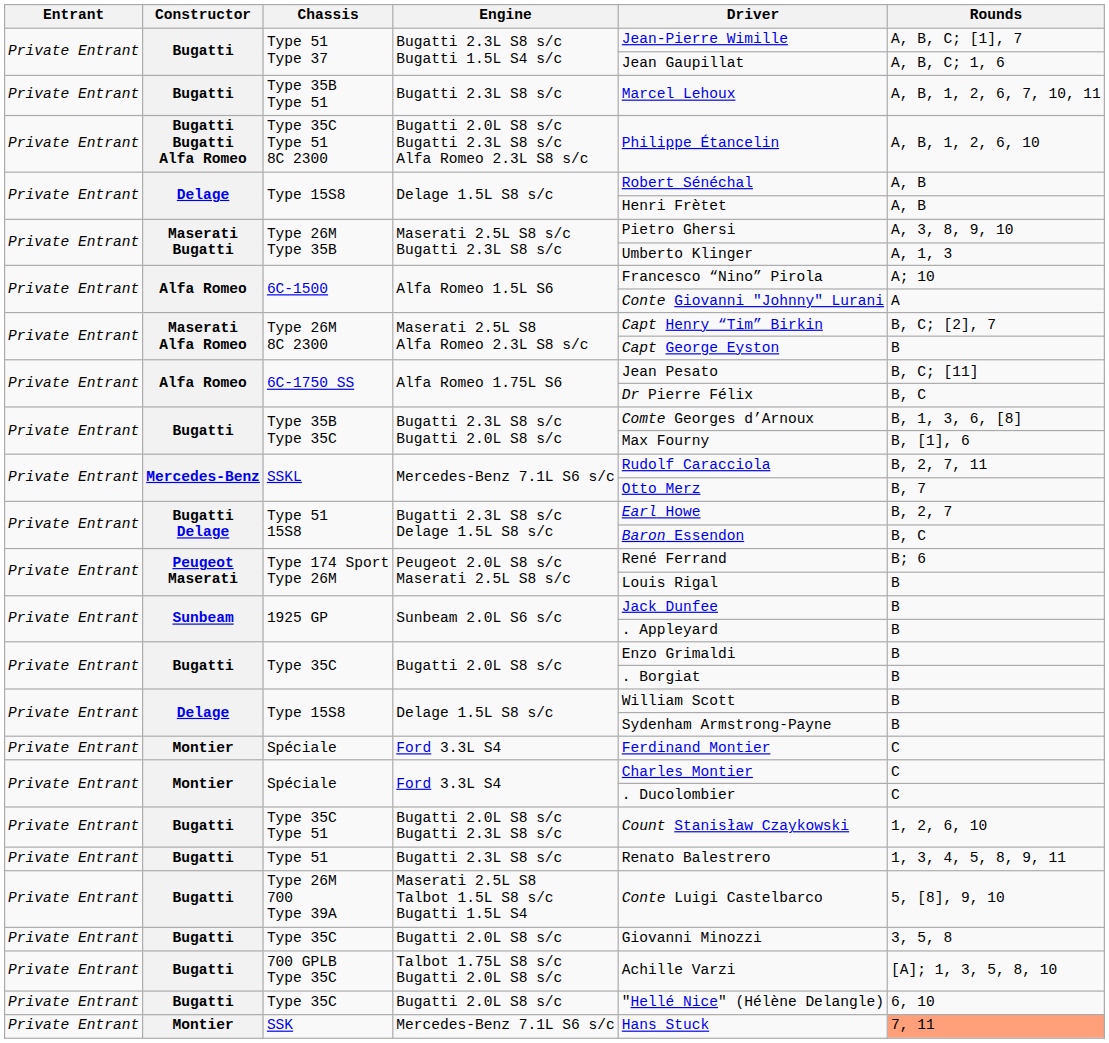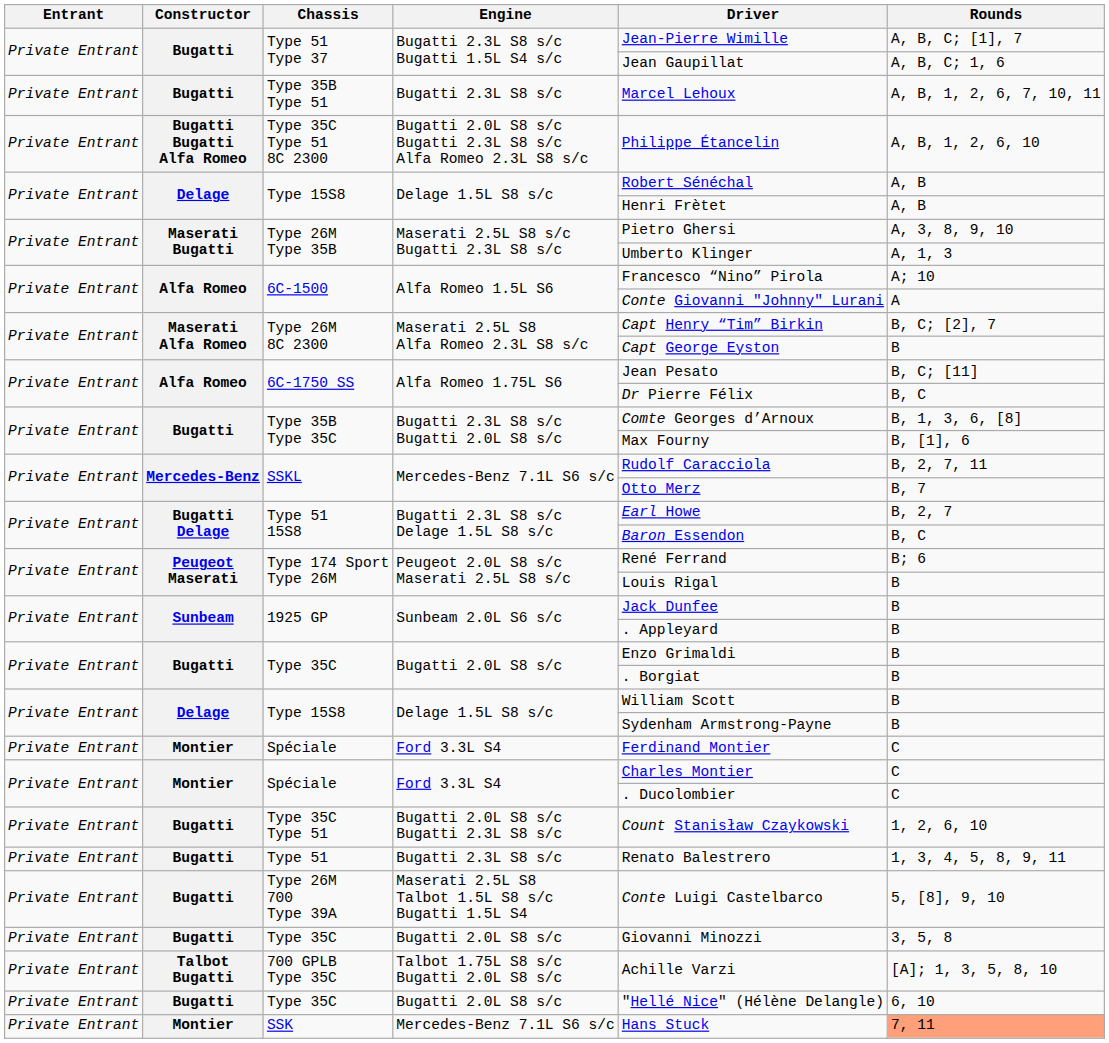(203, 971) Bugatti -> (203, 971) Talbot Bugatti
